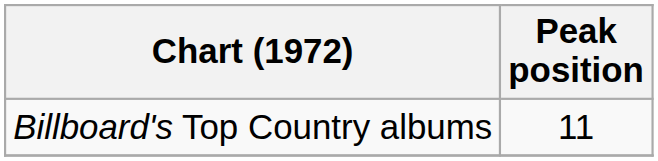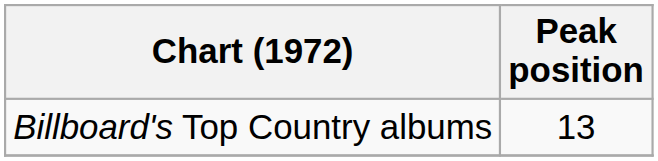(576, 126) 11 -> (576, 126) 13
